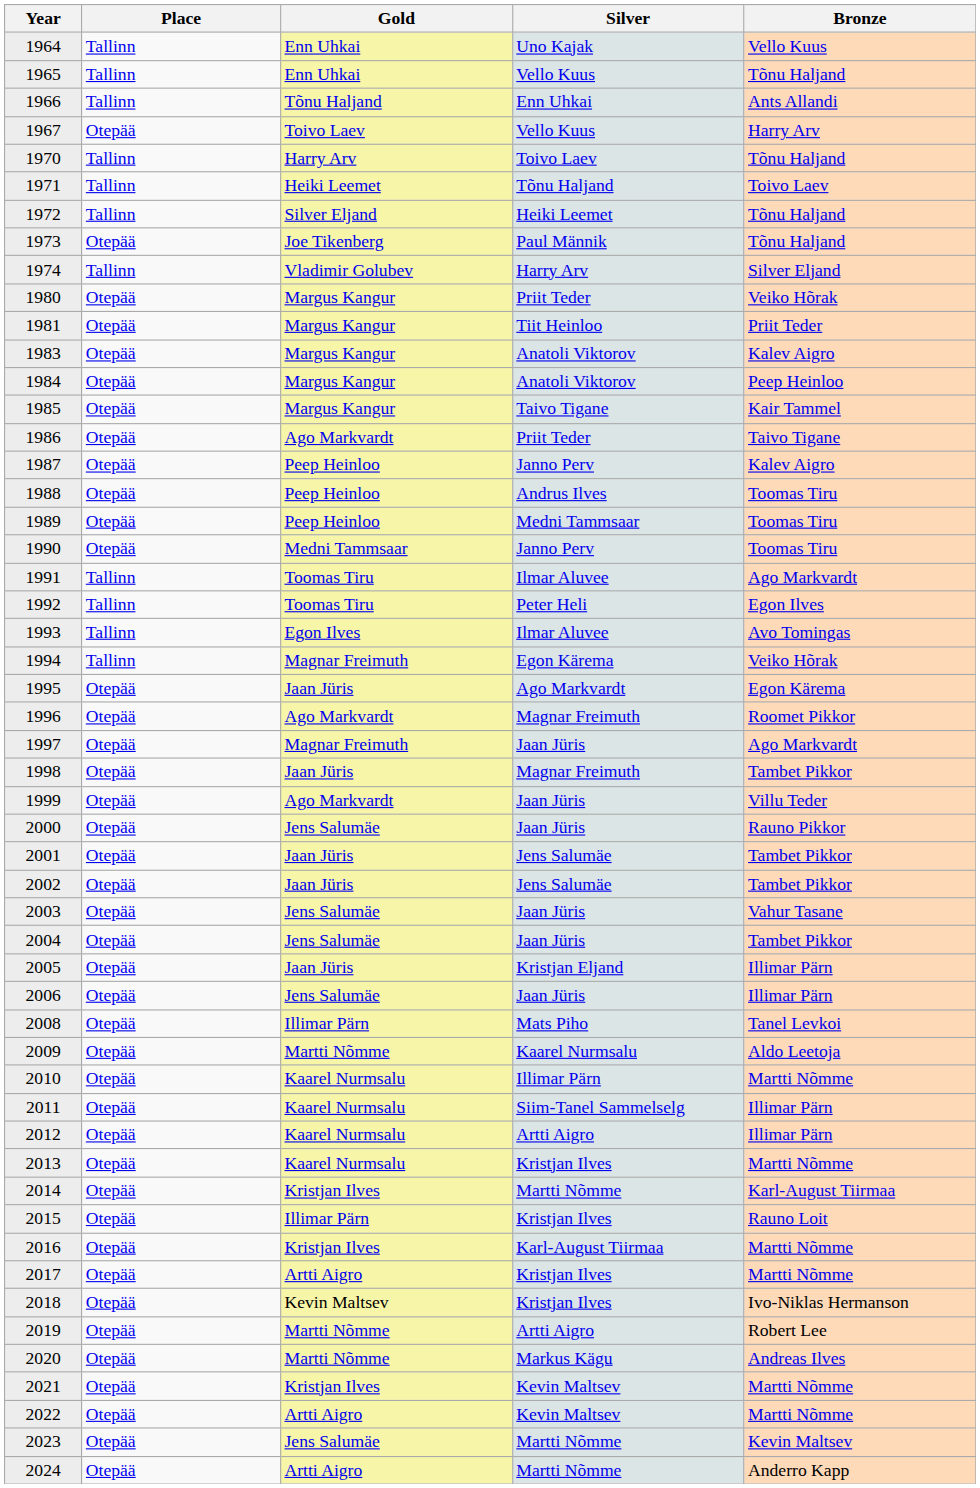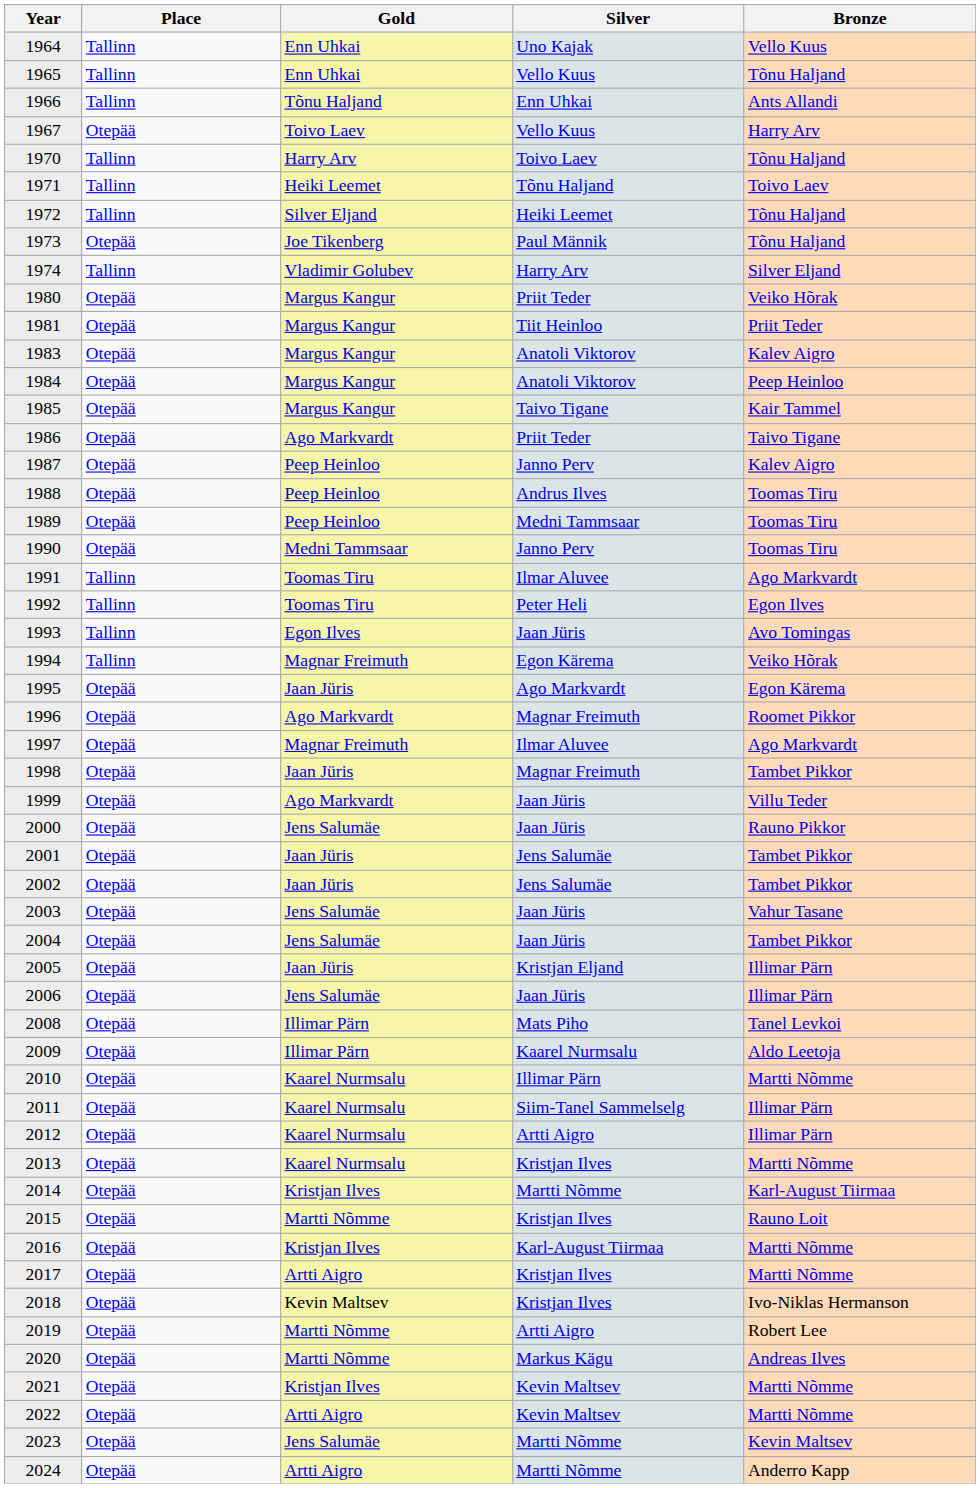(562, 632) Ilmar Aluvee -> (551, 632) Jaan Jüris
(551, 744) Jaan Jüris -> (562, 744) Ilmar Aluvee
(337, 1051) Martti Nõmme -> (327, 1051) Illimar Pärn
(327, 1218) Illimar Pärn -> (337, 1218) Martti Nõmme
